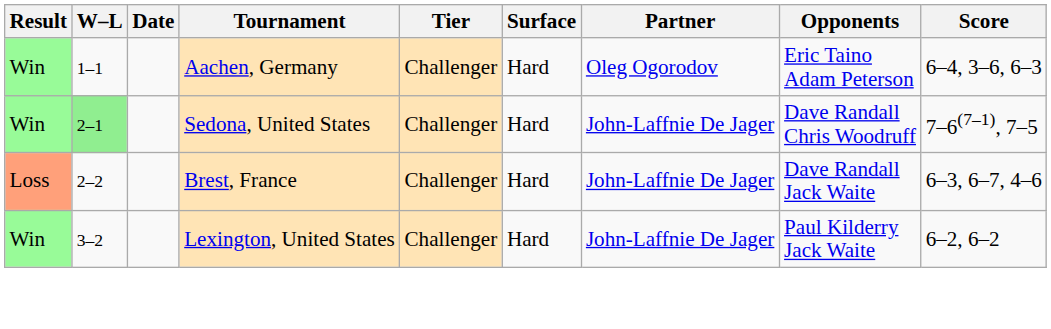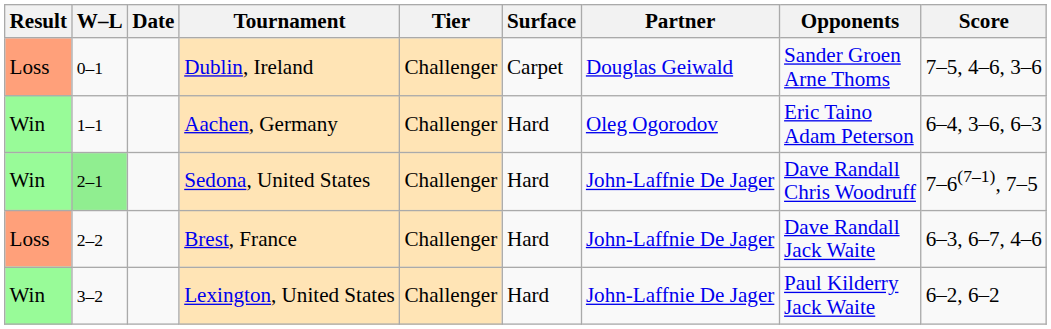+ row: (249, 66)
